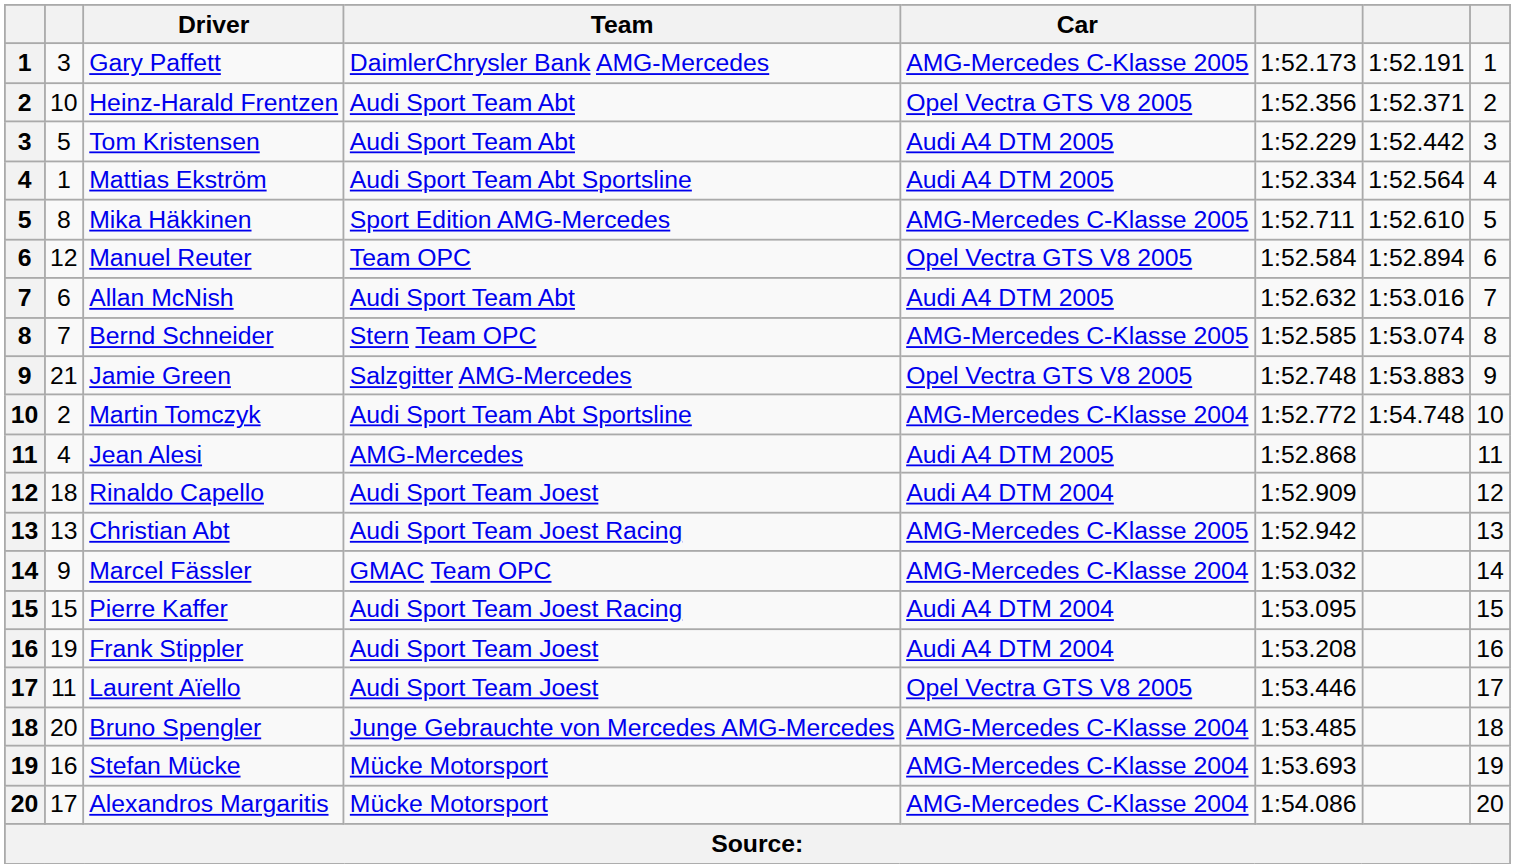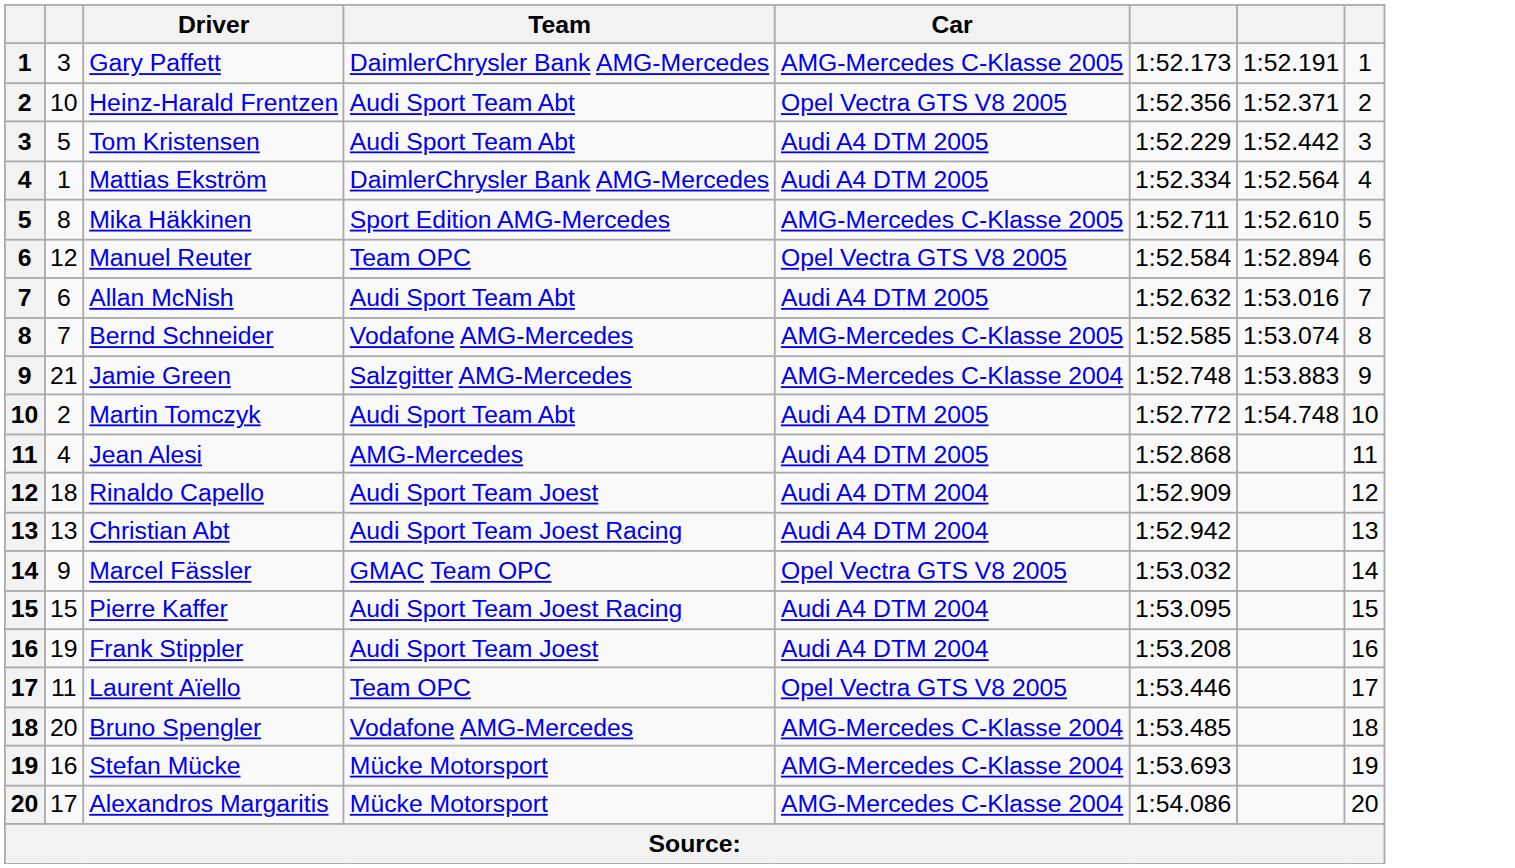(521, 180) Audi Sport Team Abt Sportsline -> (560, 180) DaimlerChrysler Bank AMG-Mercedes
(443, 336) Stern Team OPC -> (492, 336) Vodafone AMG-Mercedes
(1049, 375) Opel Vectra GTS V8 2005 -> (952, 375) AMG-Mercedes C-Klasse 2004
(521, 414) Audi Sport Team Abt Sportsline -> (462, 414) Audi Sport Team Abt
(1077, 414) AMG-Mercedes C-Klasse 2004 -> (885, 414) Audi A4 DTM 2005
(1077, 531) AMG-Mercedes C-Klasse 2005 -> (885, 531) Audi A4 DTM 2004
(1077, 570) AMG-Mercedes C-Klasse 2004 -> (924, 570) Opel Vectra GTS V8 2005
(474, 687) Audi Sport Team Joest -> (410, 687) Team OPC
(622, 726) Junge Gebrauchte von Mercedes AMG-Mercedes -> (492, 726) Vodafone AMG-Mercedes
